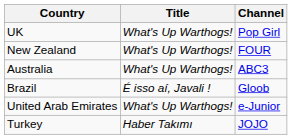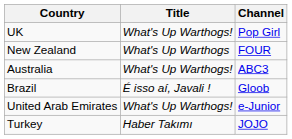(178, 50) What's Up Warthogs! -> (176, 50) What's Up Warthogs
